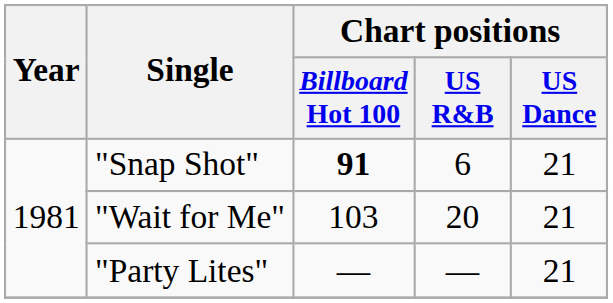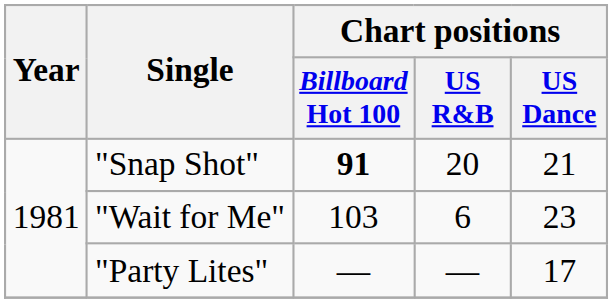(463, 164) 6 -> (463, 164) 20
(463, 217) 20 -> (463, 217) 6
(559, 217) 21 -> (559, 217) 23
(559, 270) 21 -> (559, 270) 17
